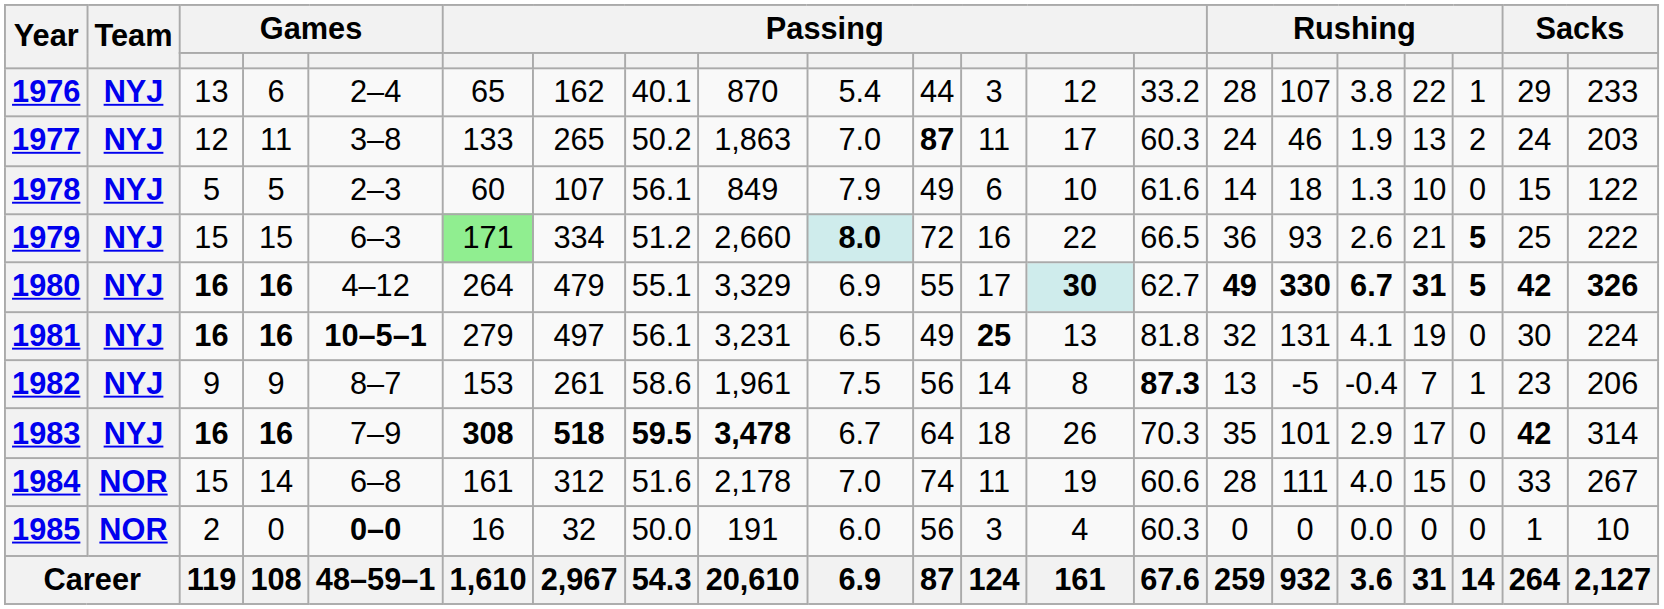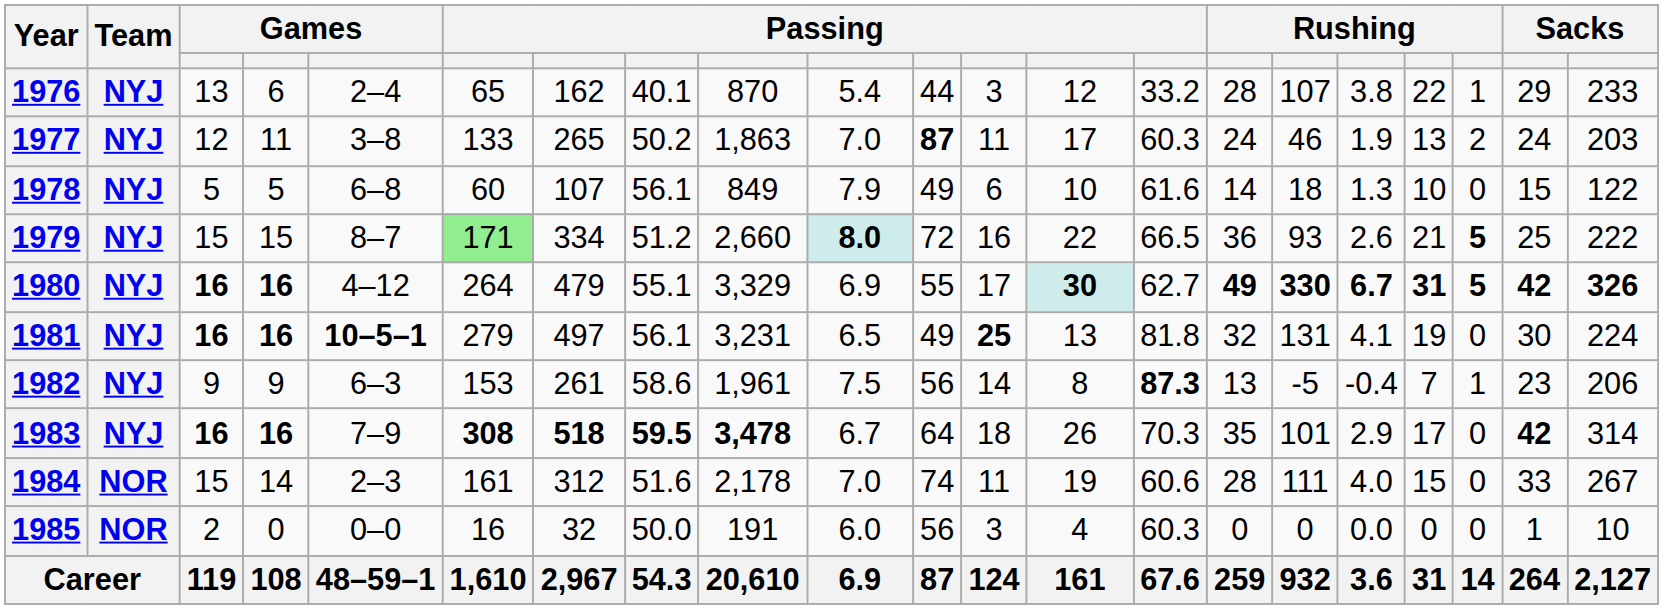(376, 189) 2–3 -> (376, 189) 6–8
(376, 237) 6–3 -> (376, 237) 8–7
(376, 384) 8–7 -> (376, 384) 6–3
(376, 481) 6–8 -> (376, 481) 2–3
(376, 530) bold -> (376, 530) normal
